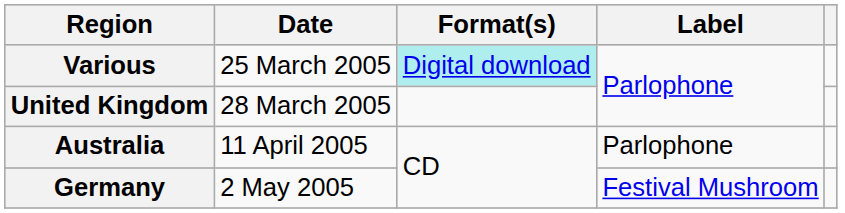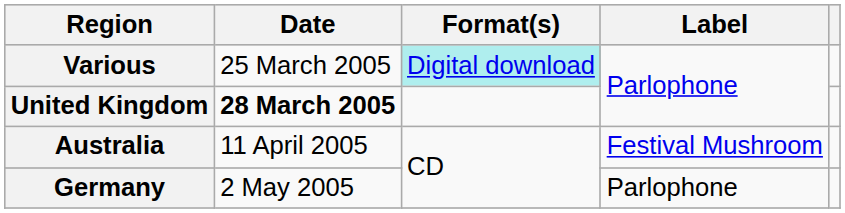(306, 106) normal -> (308, 106) bold
(668, 146) Parlophone -> (715, 146) Festival Mushroom
(711, 187) Festival Mushroom -> (672, 187) Parlophone
